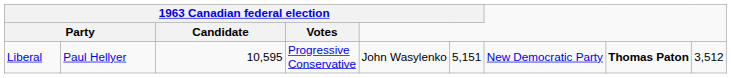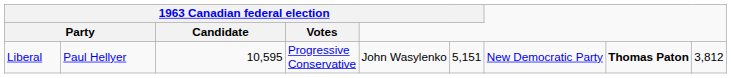(709, 57) 3,512 -> (709, 57) 3,812
